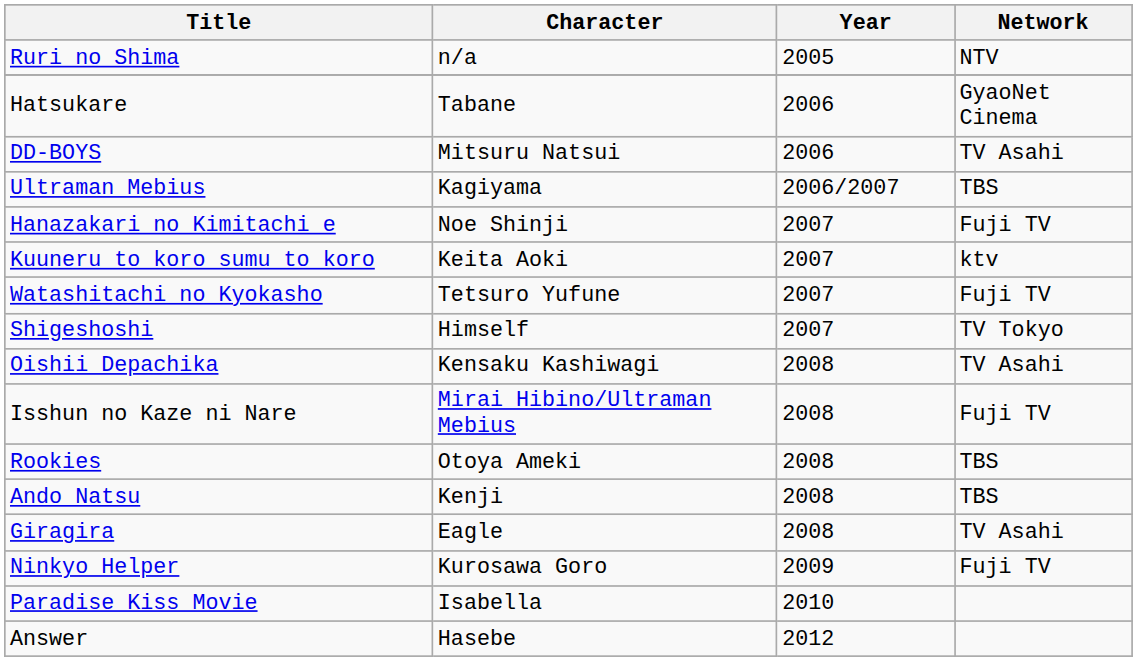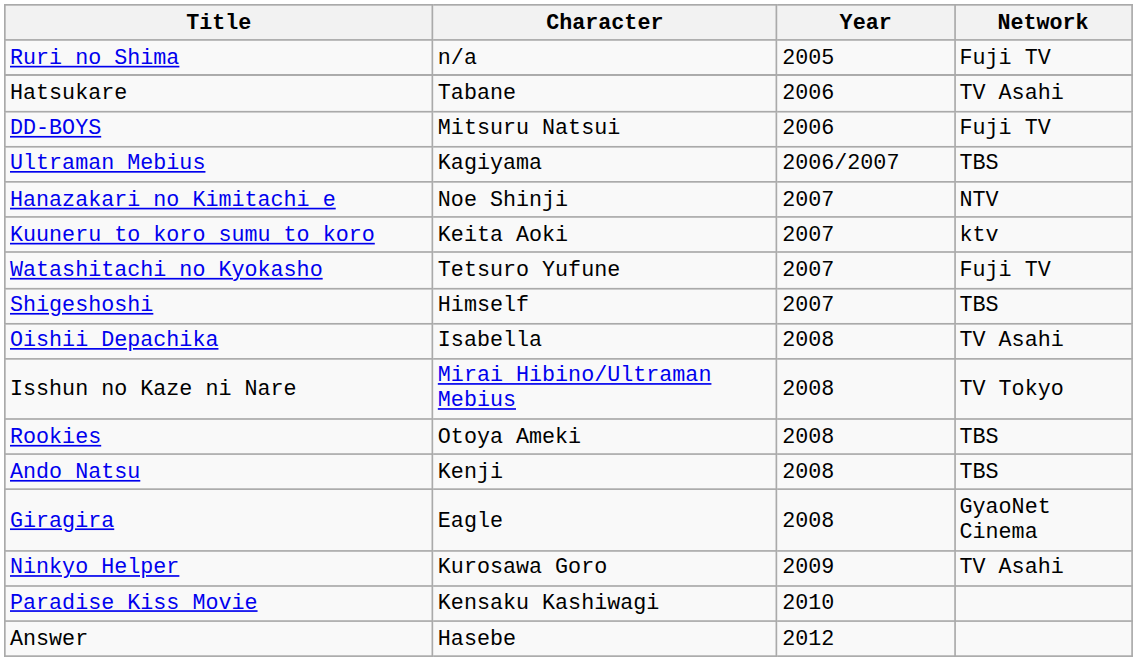(979, 58) NTV -> (1005, 58) Fuji TV
(1005, 106) GyaoNet Cinema -> (1012, 93) TV Asahi
(1012, 154) TV Asahi -> (1005, 129) Fuji TV
(1005, 224) Fuji TV -> (979, 199) NTV
(1012, 331) TV Tokyo -> (979, 306) TBS
(549, 366) Kensaku Kashiwagi -> (490, 341) Isabella
(1005, 414) Fuji TV -> (1012, 389) TV Tokyo
(1012, 533) TV Asahi -> (1005, 520) GyaoNet Cinema
(1005, 568) Fuji TV -> (1012, 568) TV Asahi
(490, 603) Isabella -> (549, 603) Kensaku Kashiwagi
